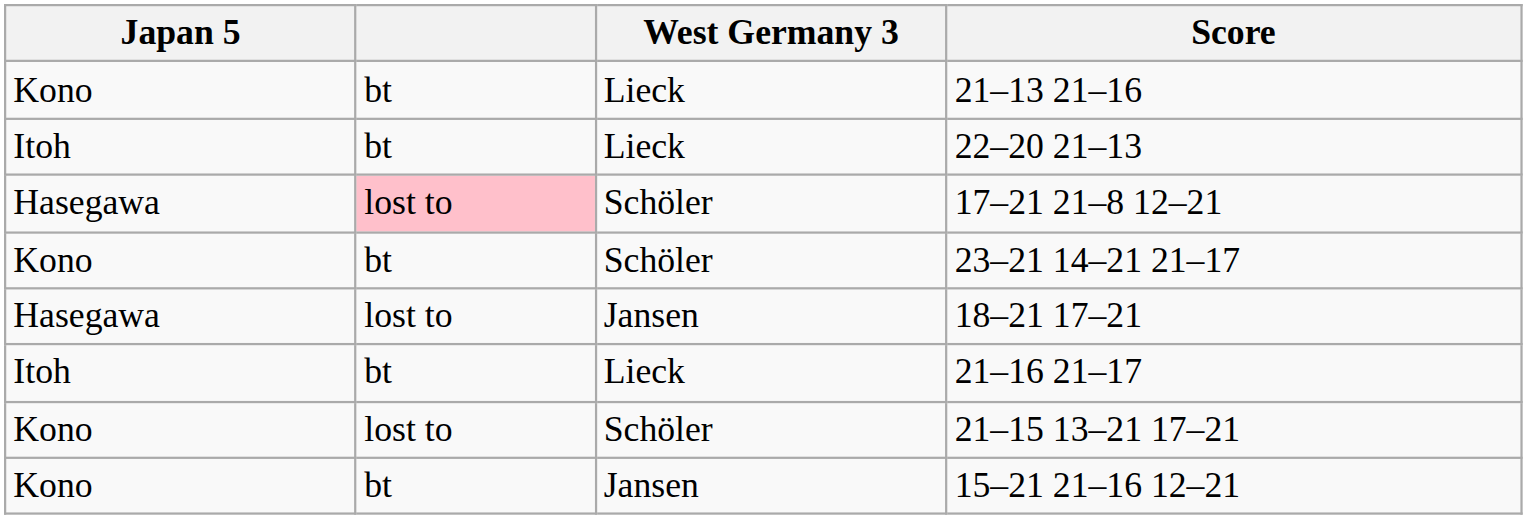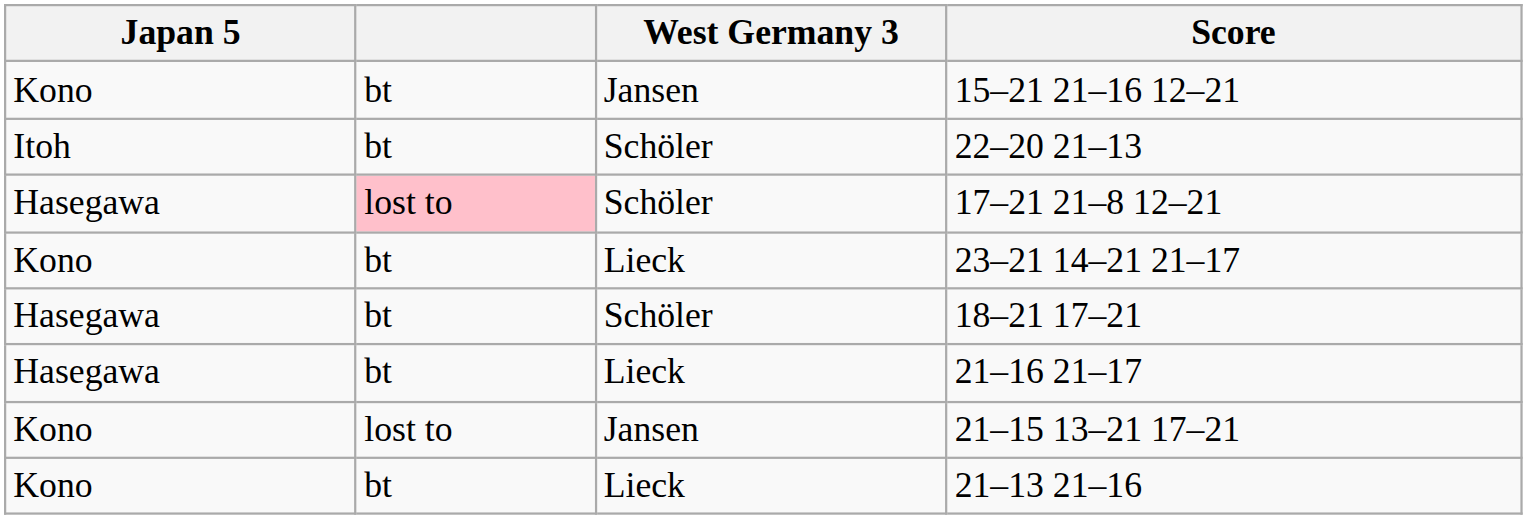rows swapped: (1097, 485) <-> (1048, 89)
(644, 145) Lieck -> (658, 145) Schöler
(658, 259) Schöler -> (644, 259) Lieck
(408, 315) lost to -> (378, 315) bt
(651, 315) Jansen -> (658, 315) Schöler
(42, 372) Itoh -> (87, 372) Hasegawa
(658, 428) Schöler -> (651, 428) Jansen
